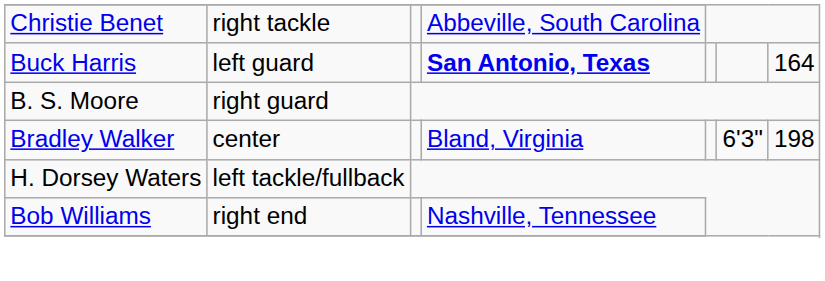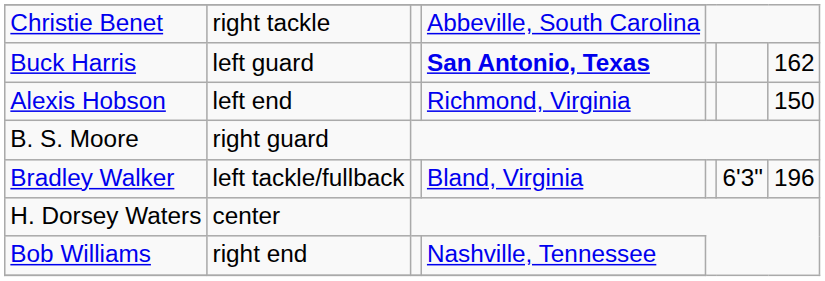(794, 62) 164 -> (794, 62) 162
+ row: (88, 100)
(246, 139) center -> (309, 178) left tackle/fullback
(794, 139) 198 -> (794, 178) 196
(309, 178) left tackle/fullback -> (246, 216) center
